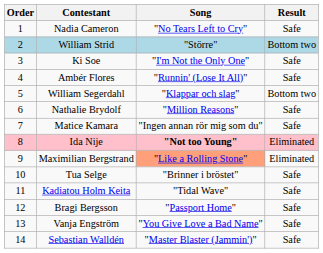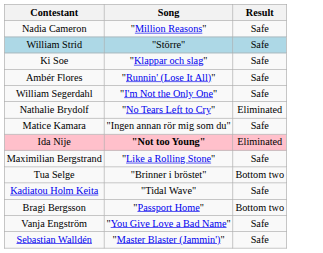- column: (20, 12)
(201, 28) "No Tears Left to Cry" -> (169, 28) "Million Reasons"
(292, 45) Bottom two -> (260, 45) Safe
(201, 61) "I'm Not the Only One" -> (169, 61) "Klappar och slag"
(201, 93) "Klappar och slag" -> (169, 93) "I'm Not the Only One"
(292, 93) Bottom two -> (260, 93) Safe
(201, 110) "Million Reasons" -> (169, 110) "No Tears Left to Cry"
(292, 110) Safe -> (260, 110) Eliminated
(201, 158) lightsalmon background -> (169, 158) no background
(292, 158) Eliminated -> (260, 158) Safe
(292, 175) Safe -> (260, 175) Bottom two
(292, 207) Safe -> (260, 207) Bottom two
